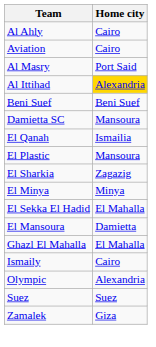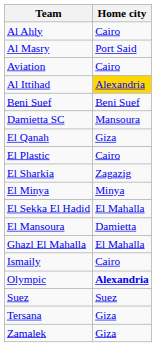rows swapped: (26, 48) <-> (28, 66)
(113, 137) Ismailia -> (106, 137) Giza
(118, 155) Mansoura -> (108, 155) Cairo
(120, 279) normal -> (122, 279) bold
+ row: (24, 315)
